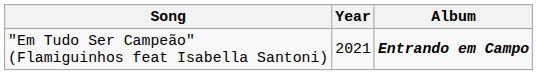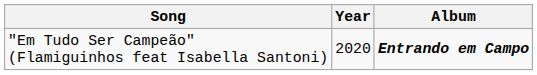(353, 49) 2021 -> (353, 49) 2020
